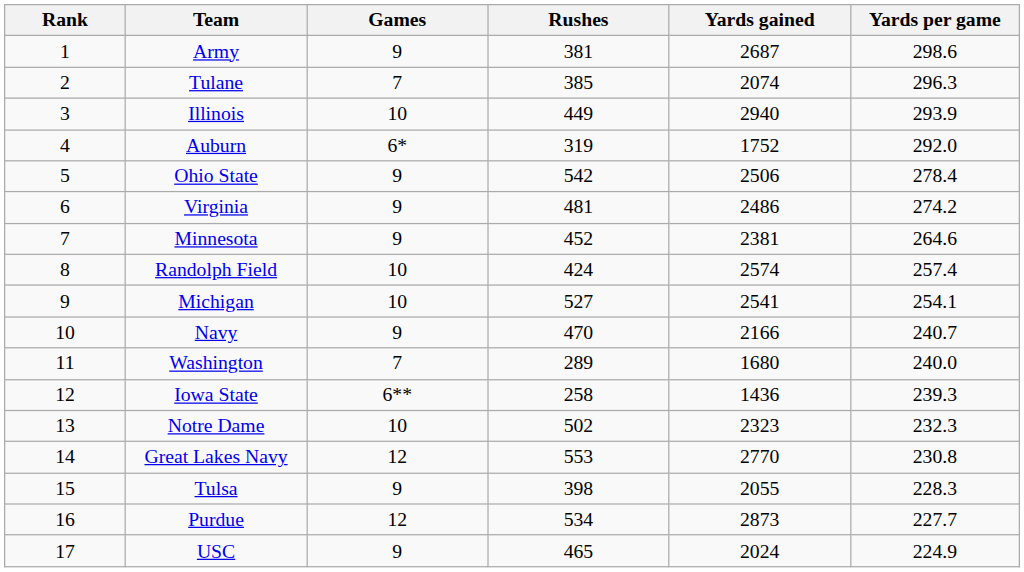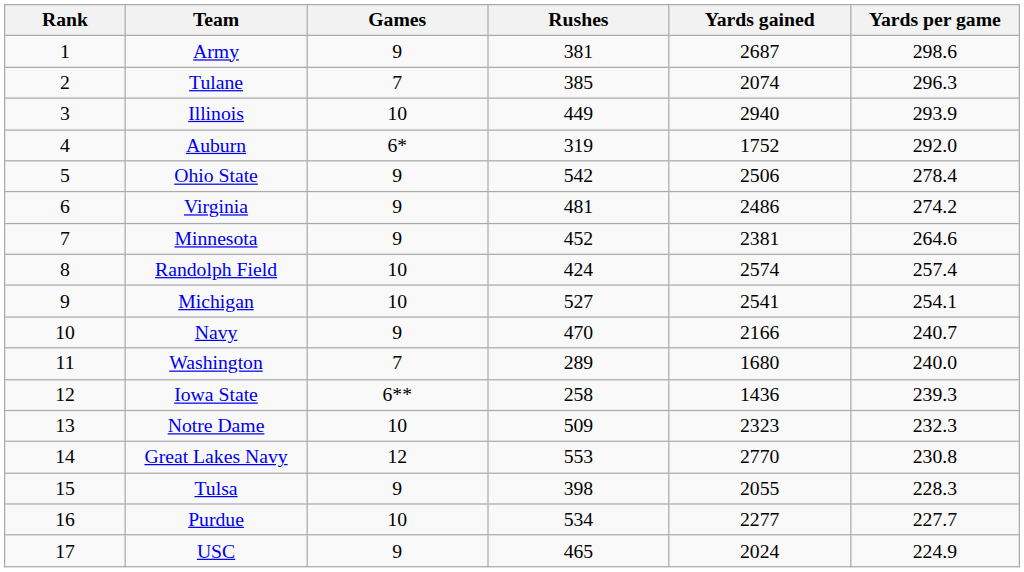(578, 425) 502 -> (578, 425) 509
(397, 519) 12 -> (397, 519) 10
(760, 519) 2873 -> (760, 519) 2277
